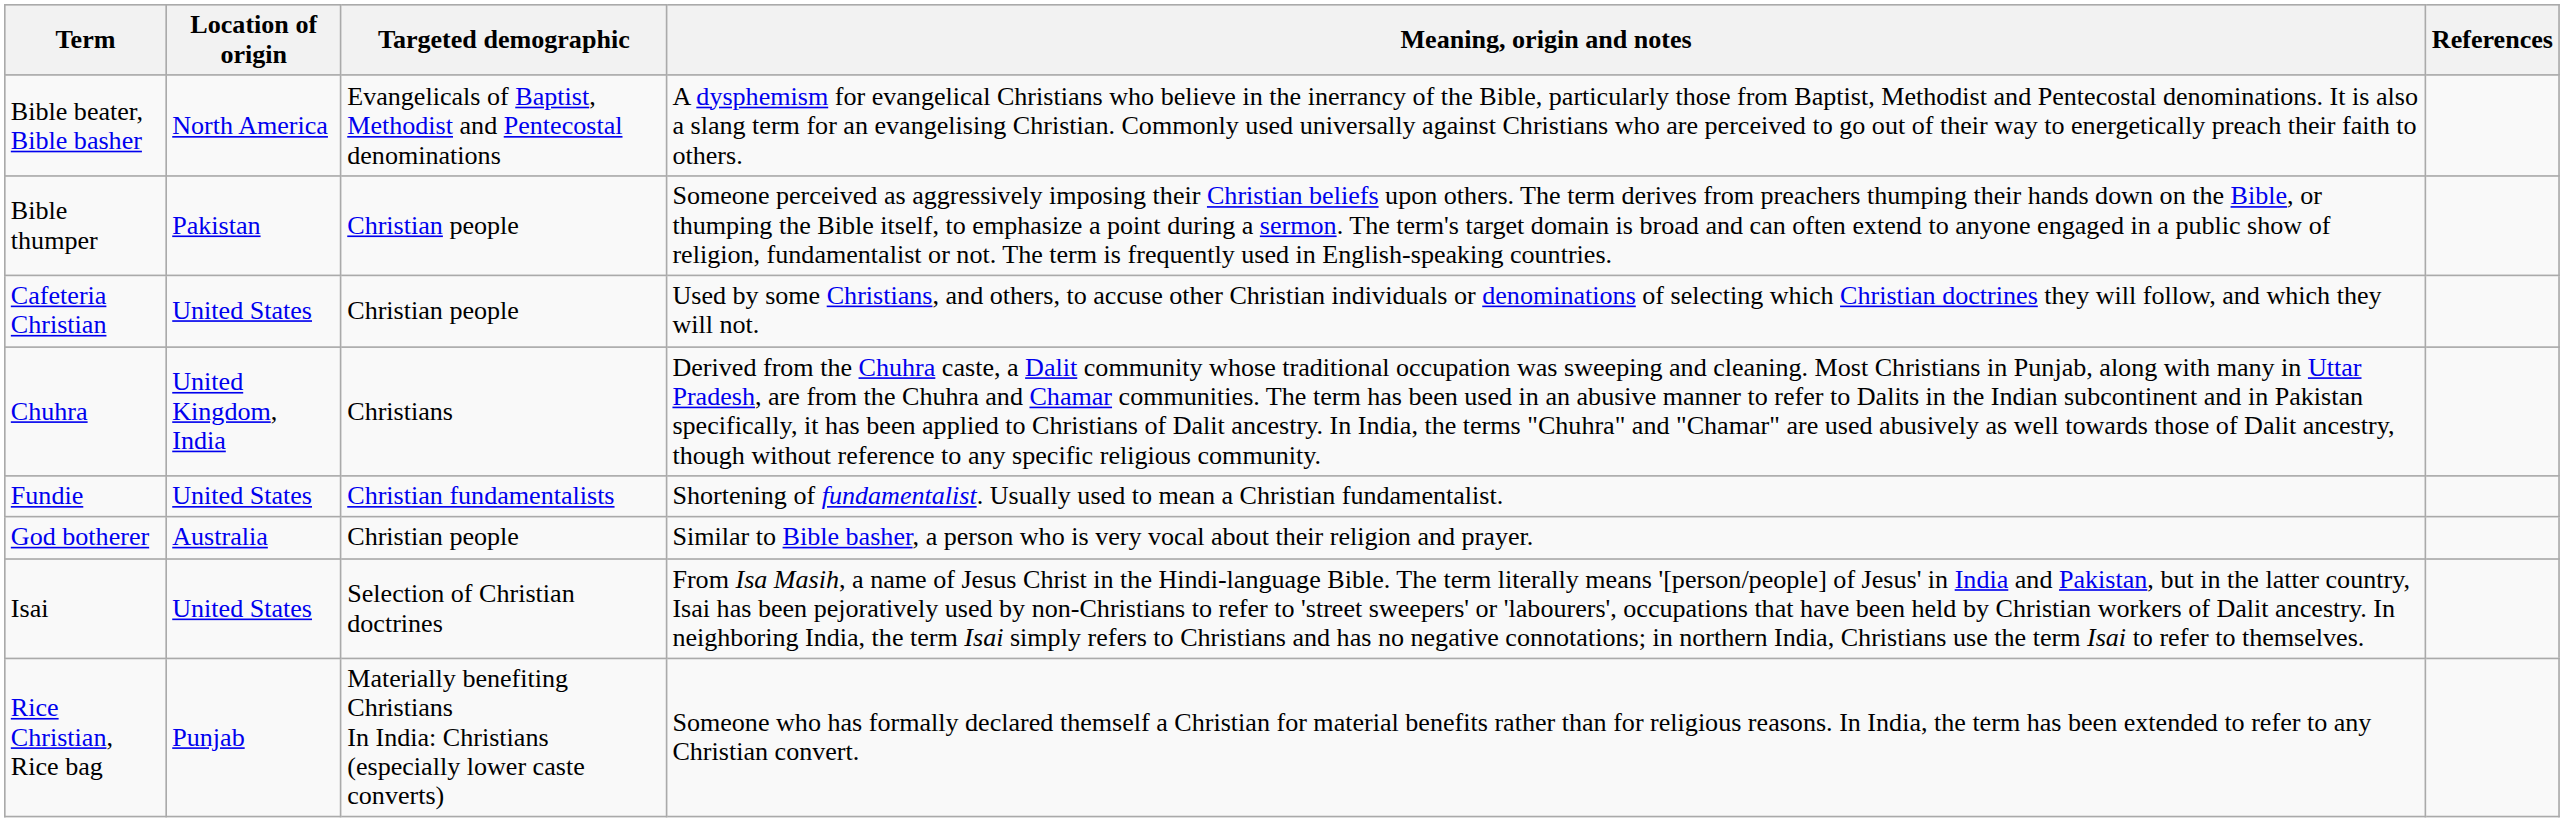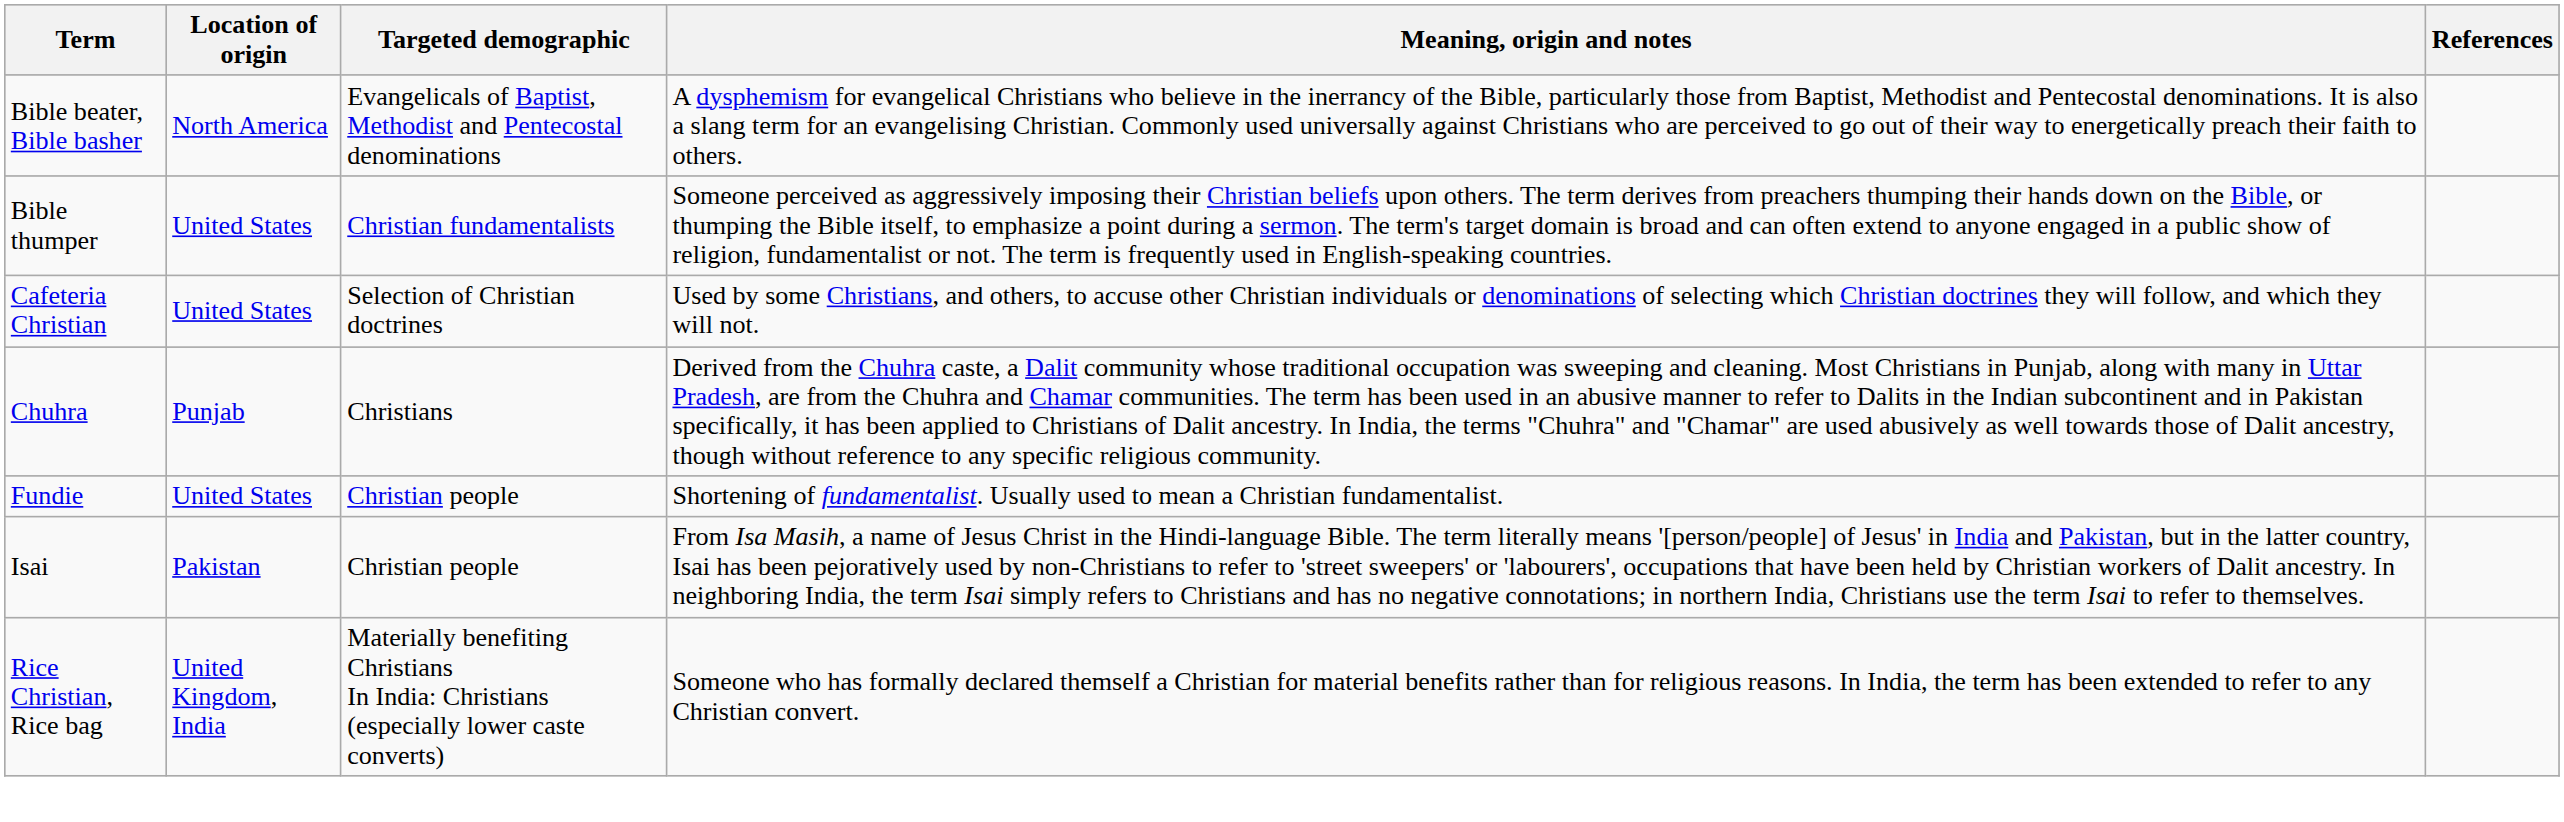(216, 225) Pakistan -> (242, 225) United States
(433, 225) Christian people -> (481, 225) Christian fundamentalists
(433, 310) Christian people -> (461, 310) Selection of Christian doctrines
(225, 410) United Kingdom, India -> (208, 410) Punjab
(481, 496) Christian fundamentalists -> (433, 496) Christian people
- row: (80, 537)
(242, 608) United States -> (216, 566) Pakistan
(461, 608) Selection of Christian doctrines -> (433, 566) Christian people
(208, 737) Punjab -> (225, 696) United Kingdom, India
